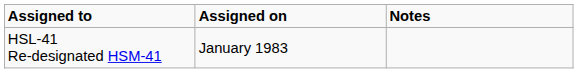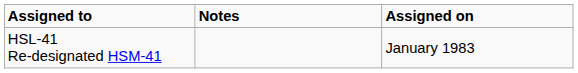columns swapped: (243, 16) <-> (410, 16)
